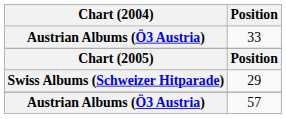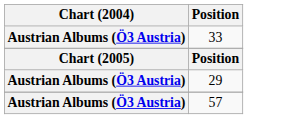(116, 80) Swiss Albums (Schweizer Hitparade) -> (96, 80) Austrian Albums (Ö3 Austria)
